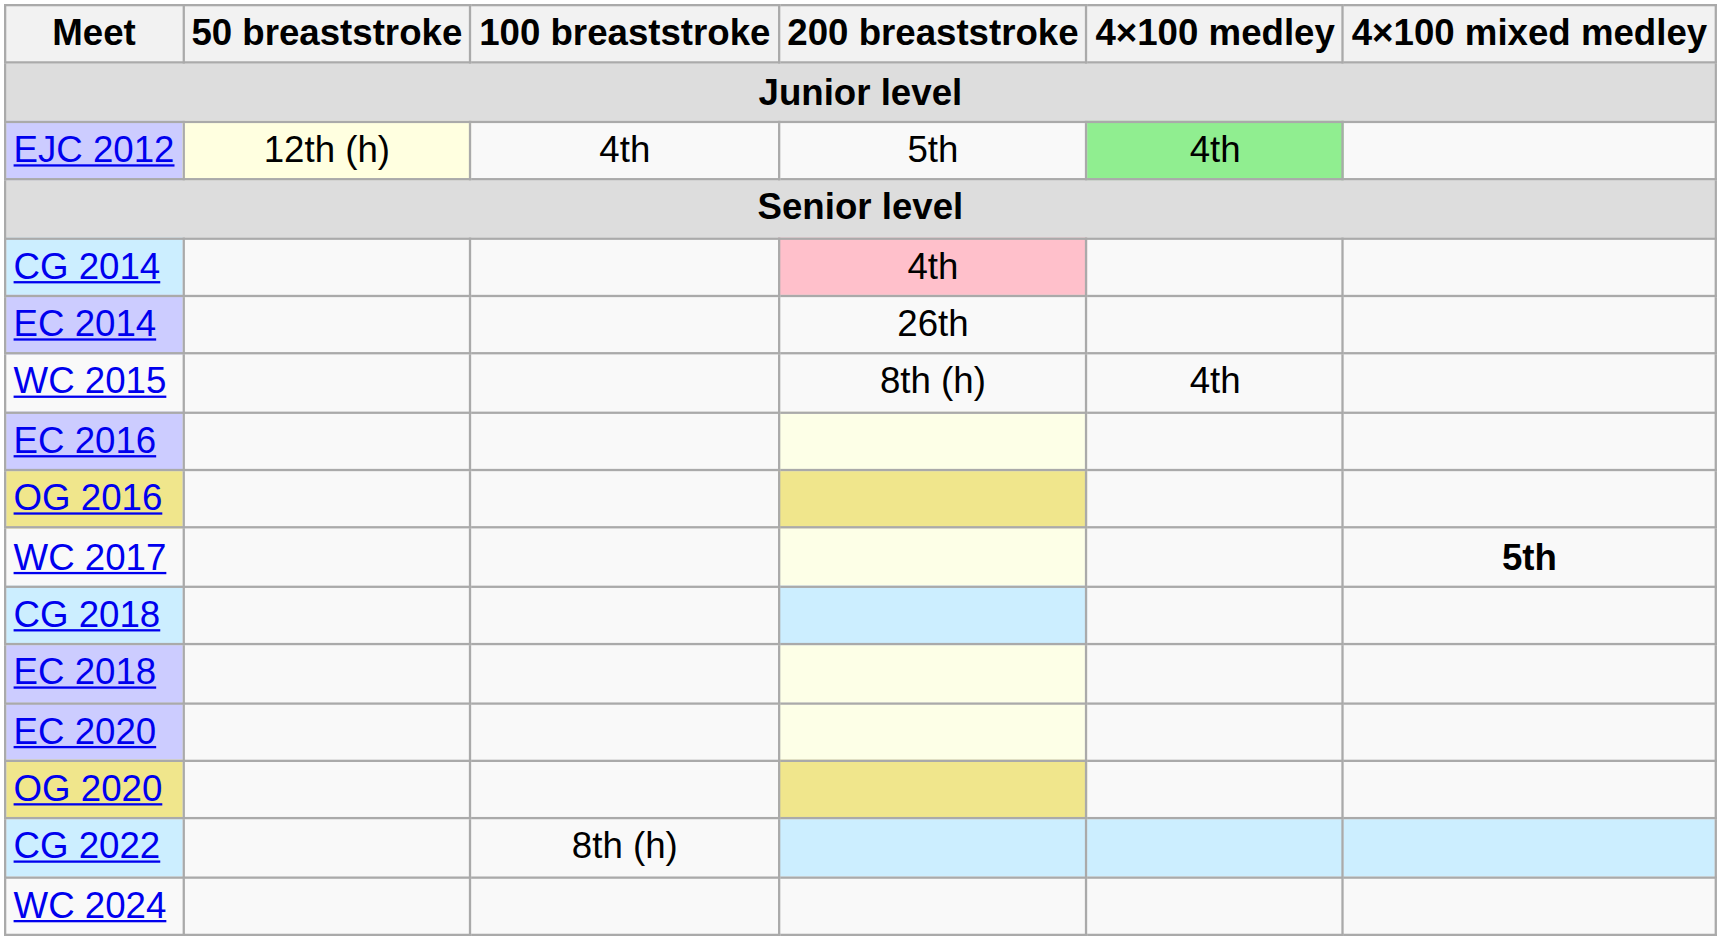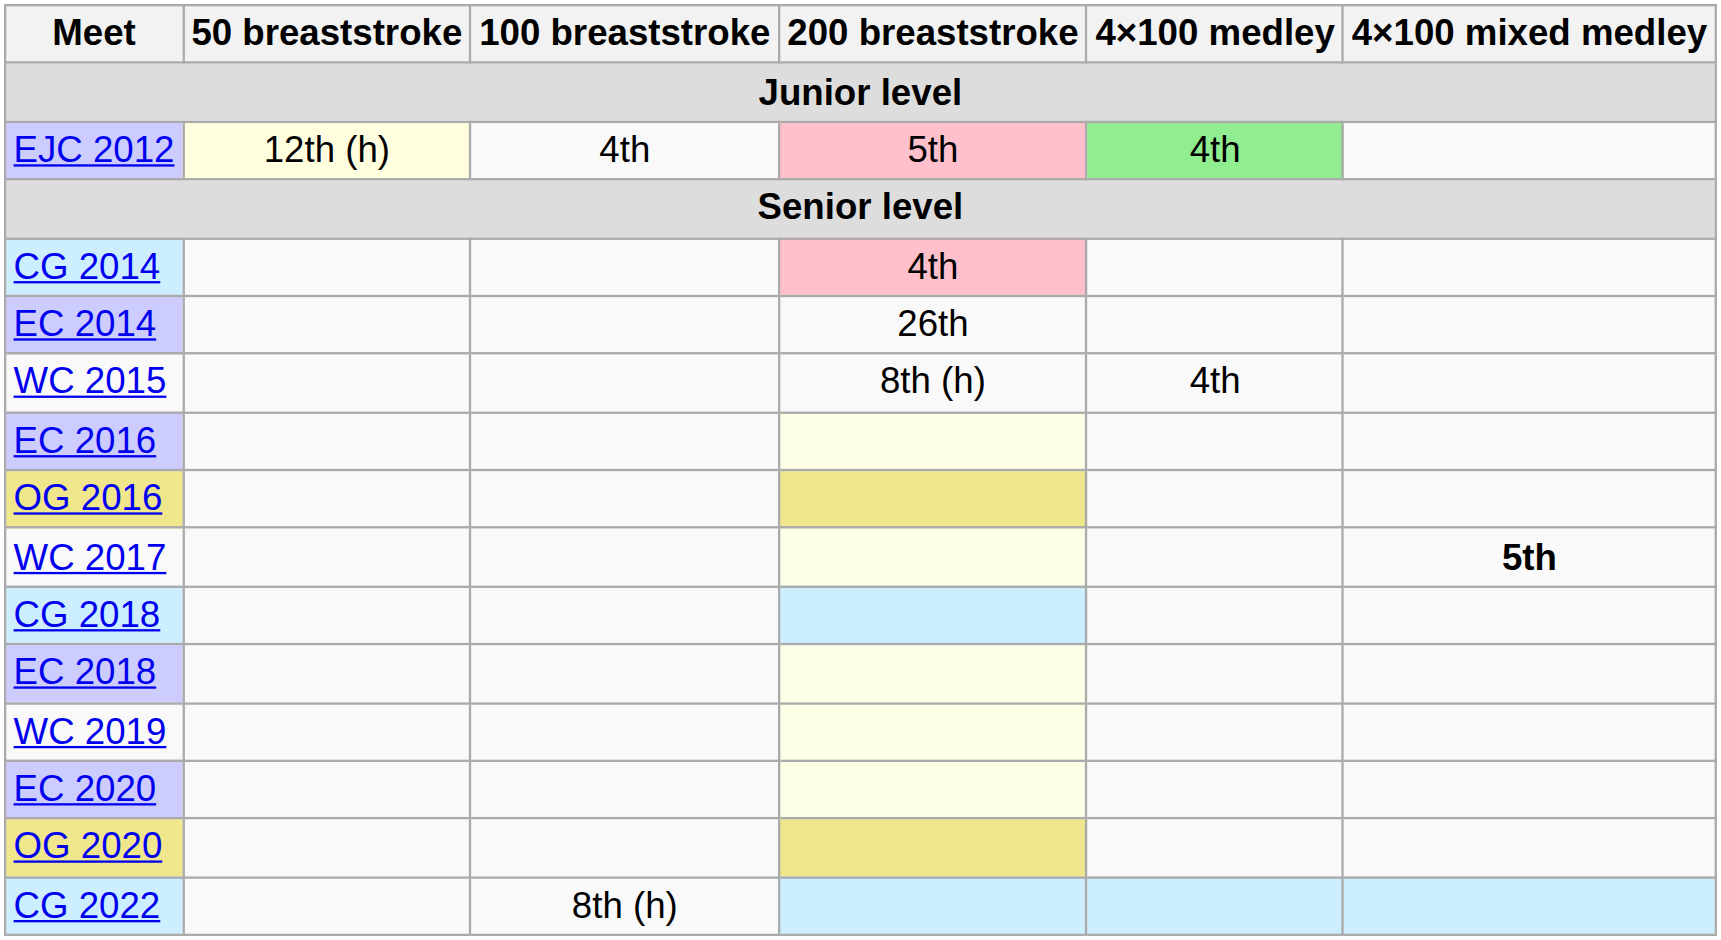(933, 149) no background -> (933, 149) pink background
+ row: (90, 730)
- row: (90, 905)
